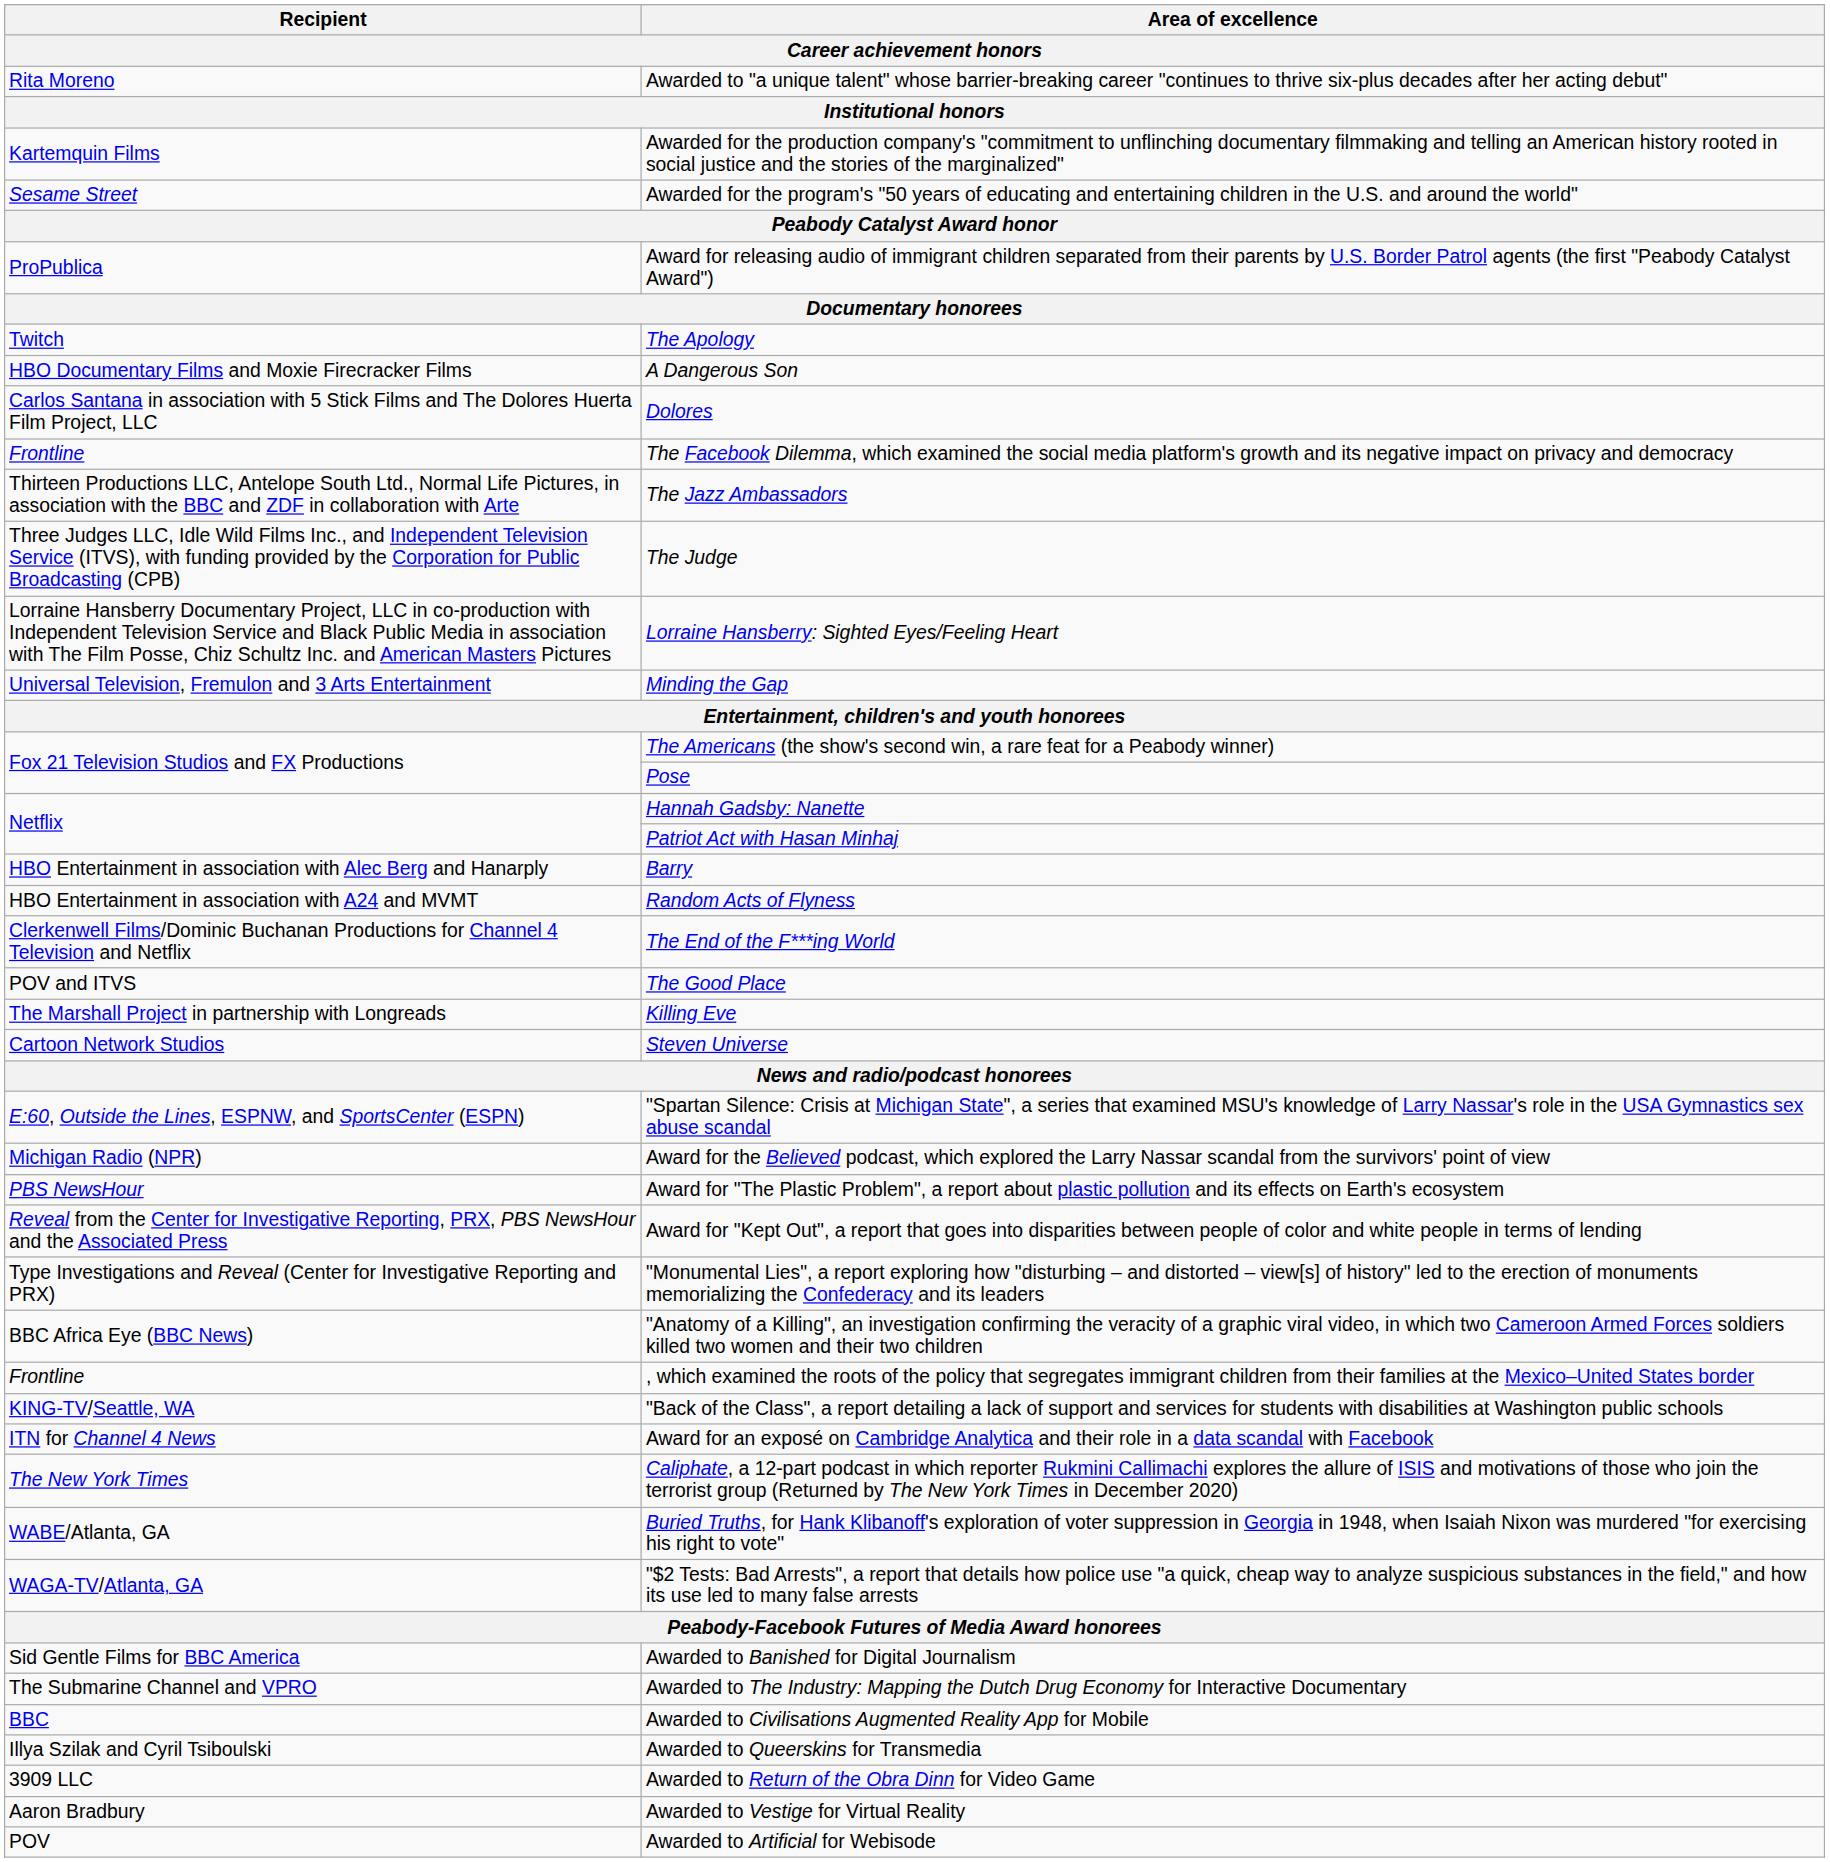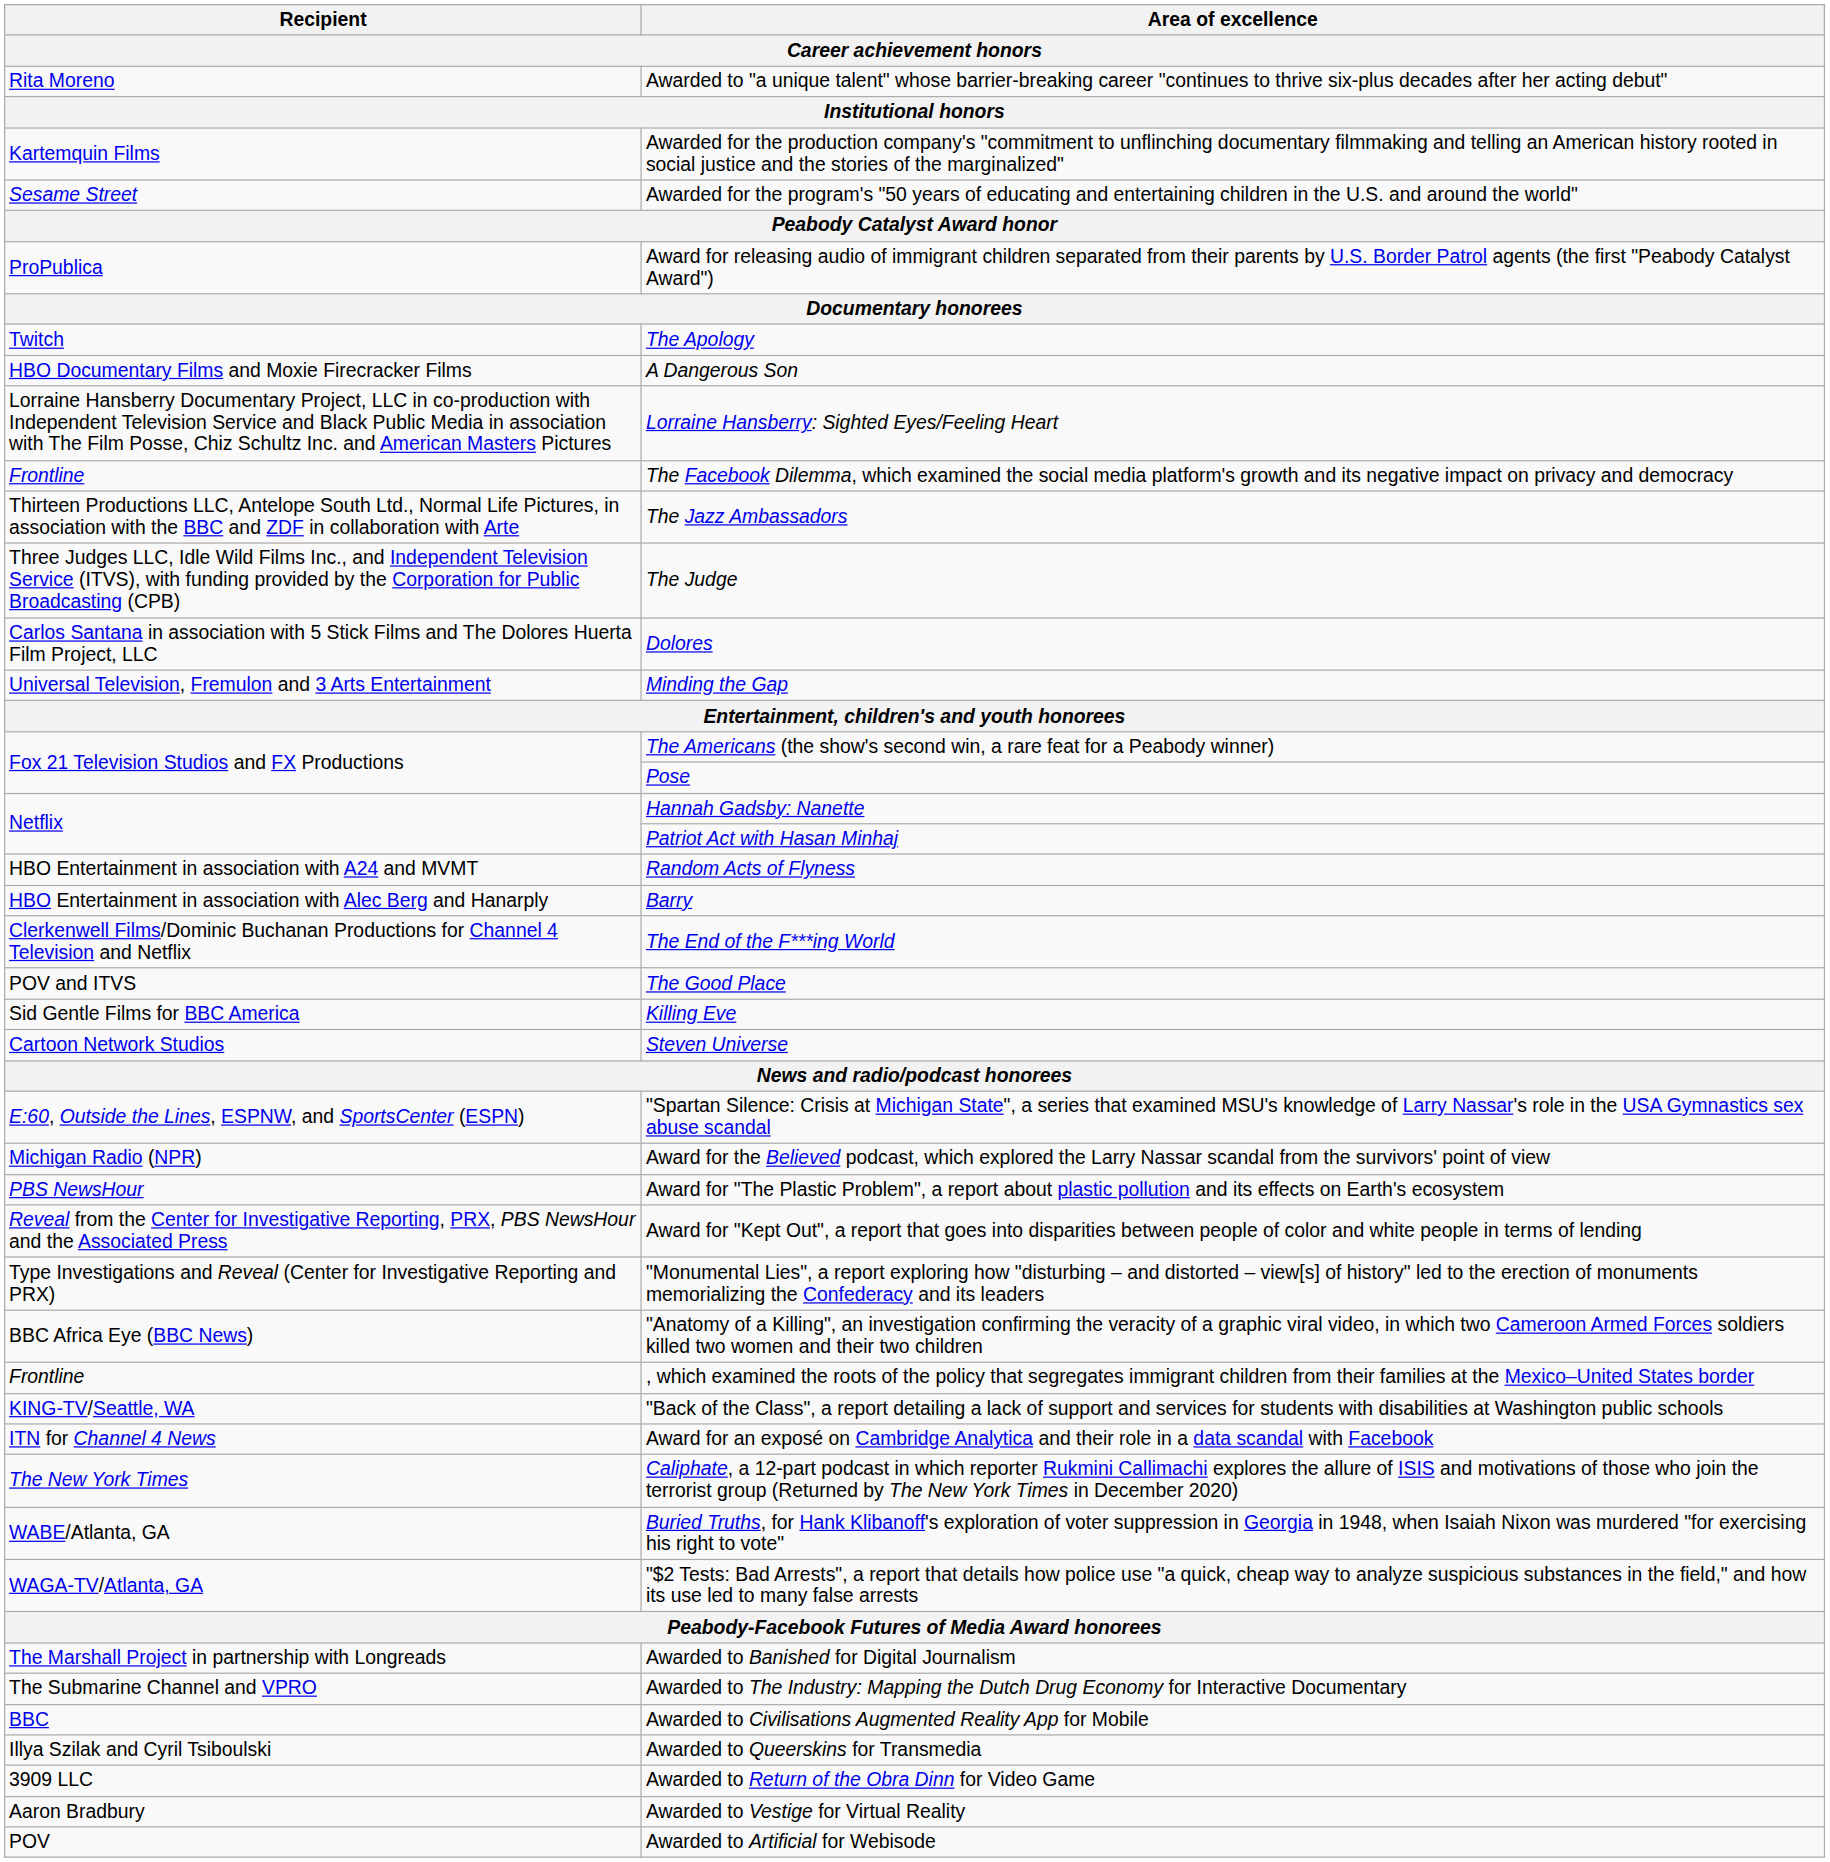rows swapped: (679, 412) <-> (852, 632)
rows swapped: (669, 869) <-> (750, 900)
(228, 1014) The Marshall Project in partnership with Longreads -> (154, 1014) Sid Gentle Films for BBC America
(154, 1657) Sid Gentle Films for BBC America -> (228, 1657) The Marshall Project in partnership with Longreads
